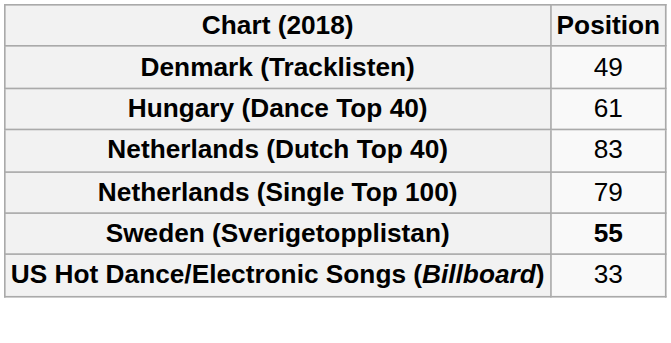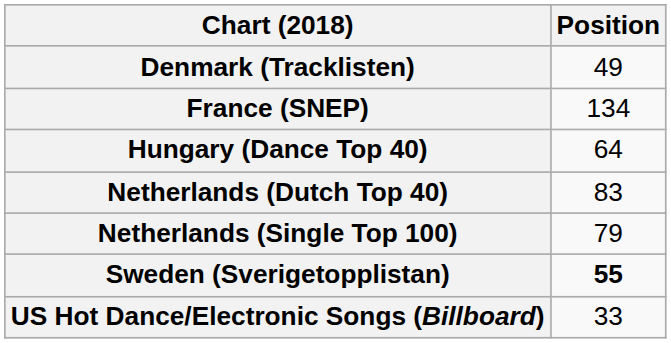+ row: (278, 108)
(608, 108) 61 -> (608, 150) 64
